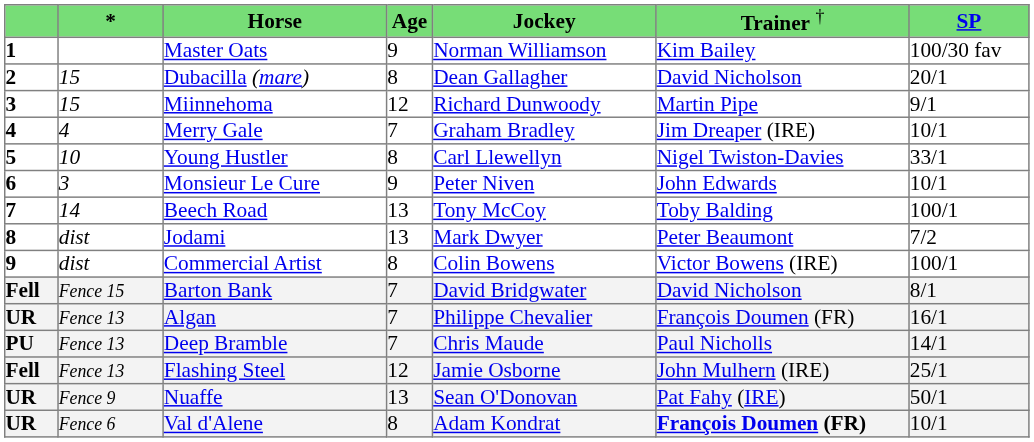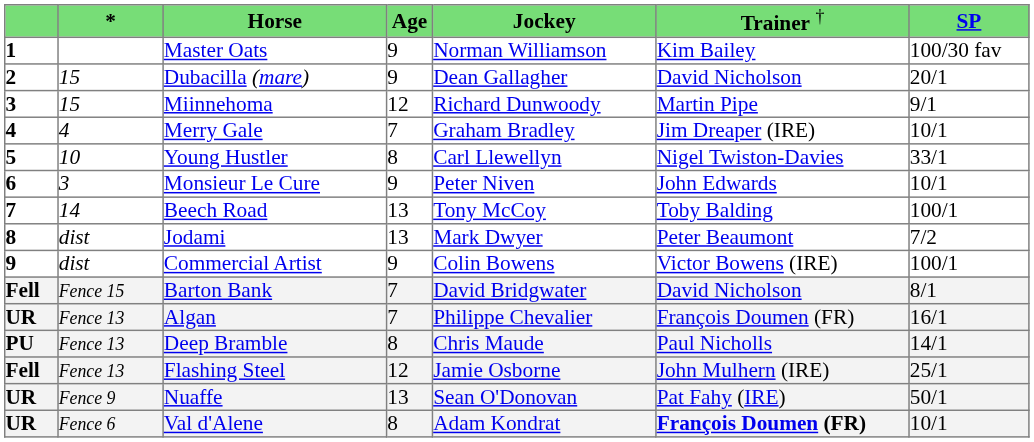(393, 76) 8 -> (393, 76) 9
(393, 263) 8 -> (393, 263) 9
(393, 343) 7 -> (393, 343) 8
